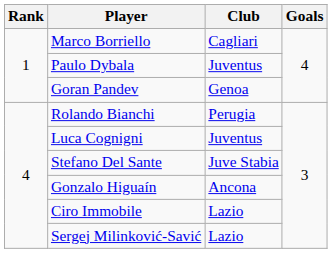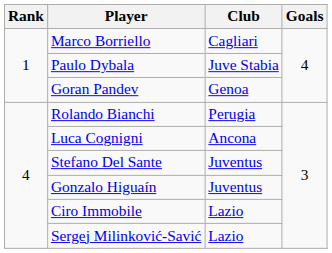(235, 65) Juventus -> (244, 65) Juve Stabia
(235, 138) Juventus -> (232, 138) Ancona
(244, 162) Juve Stabia -> (235, 162) Juventus
(232, 187) Ancona -> (235, 187) Juventus
